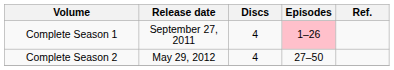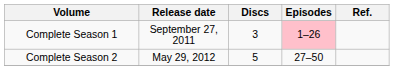(255, 35) 4 -> (255, 35) 3
(255, 57) 4 -> (255, 57) 5
